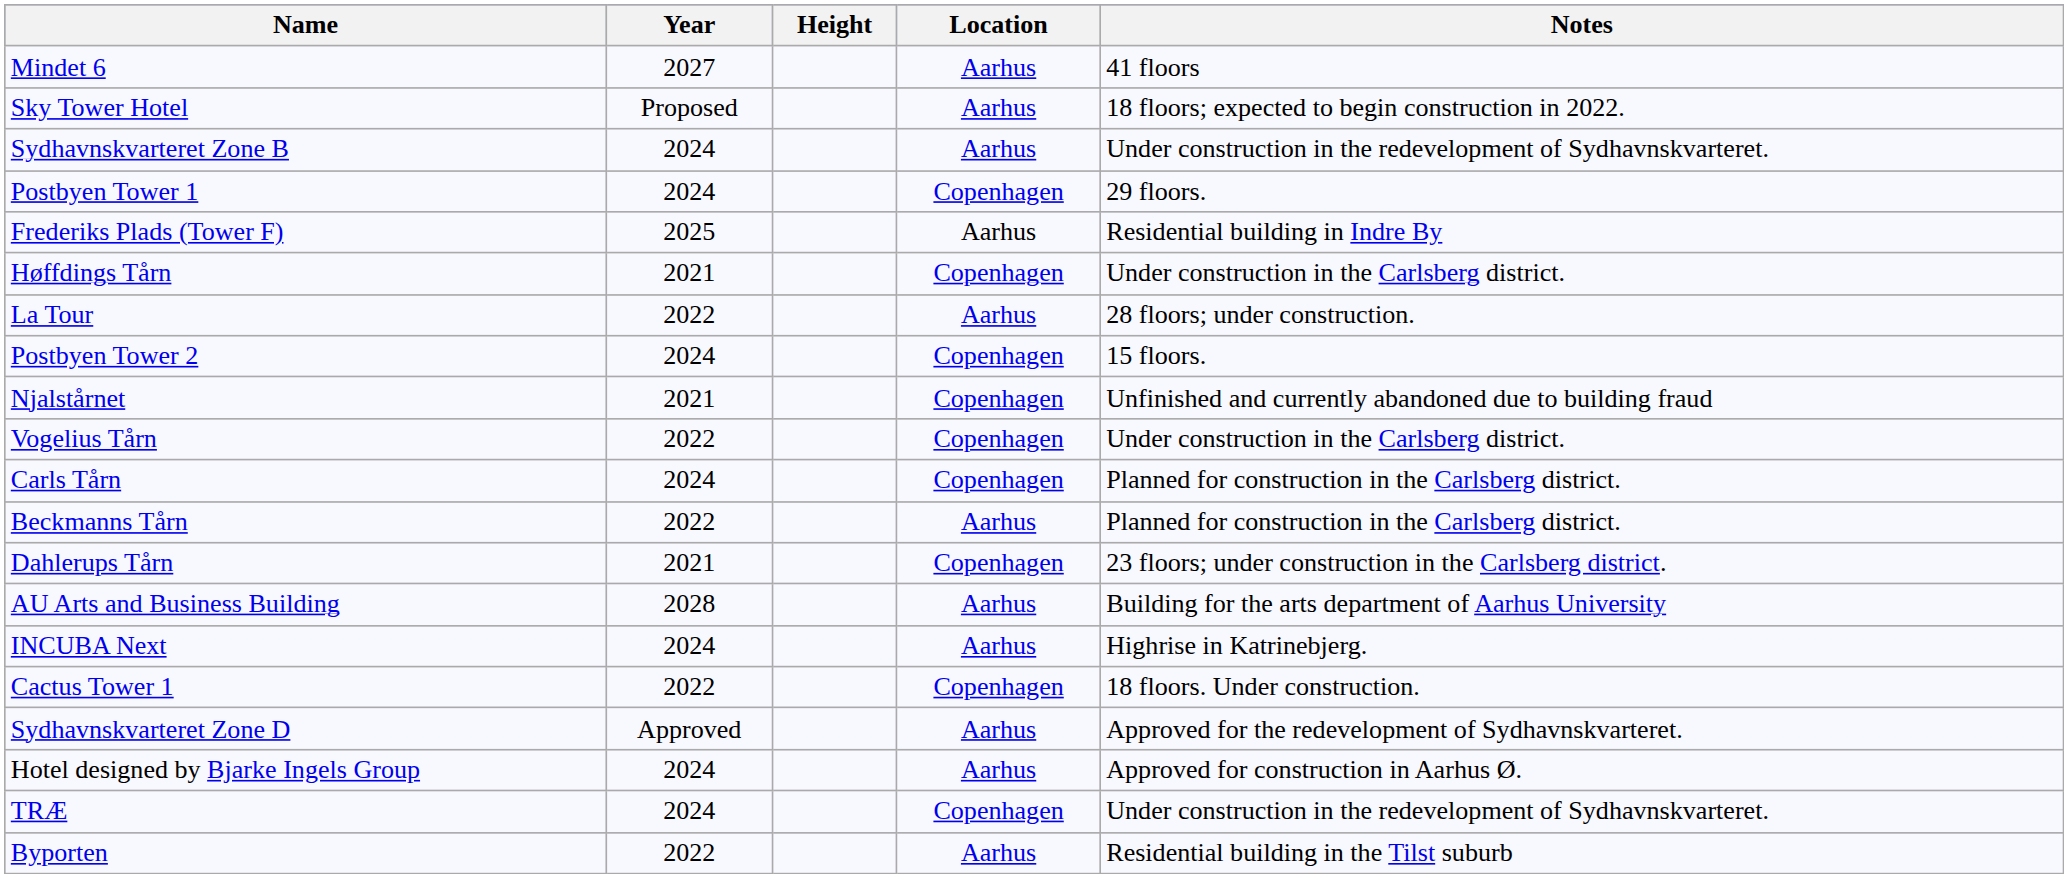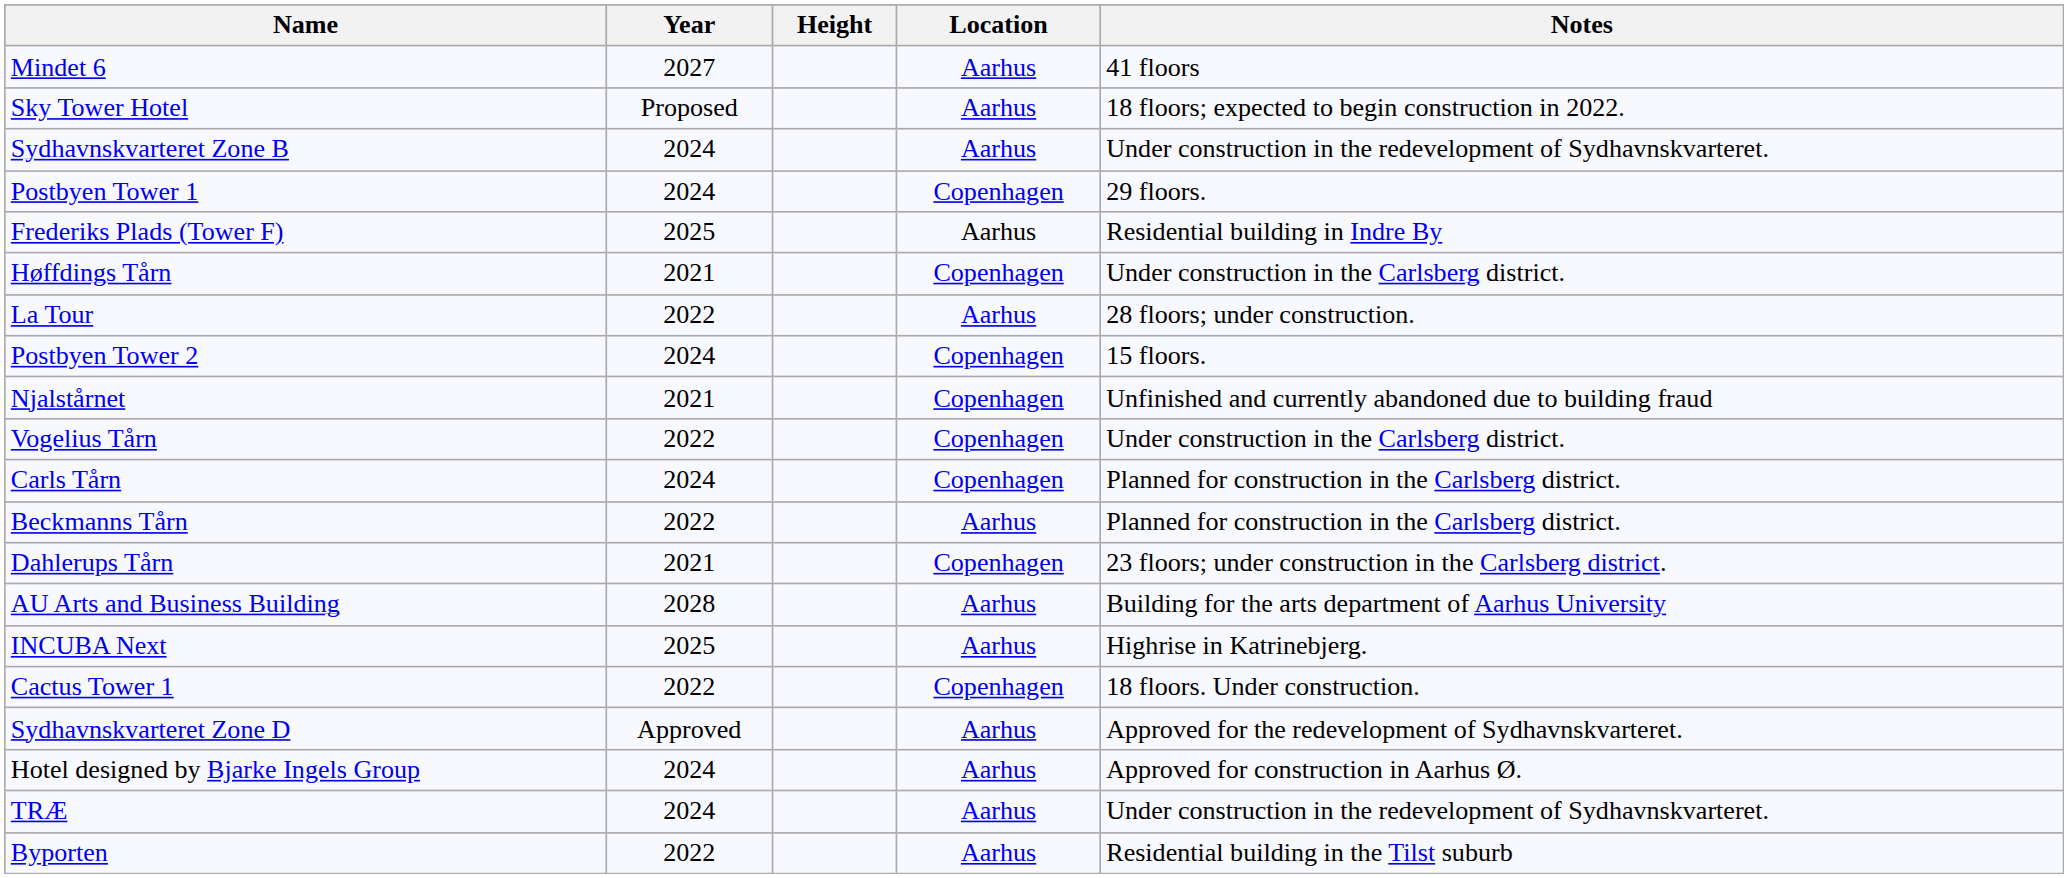(689, 645) 2024 -> (689, 645) 2025
(999, 811) Copenhagen -> (999, 811) Aarhus
